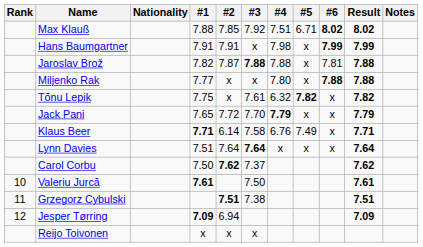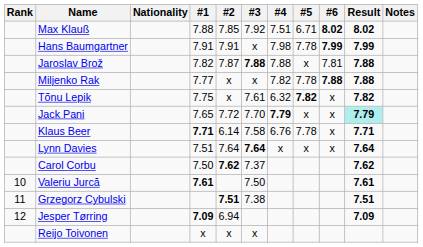(306, 47) x -> (306, 47) 7.78
(280, 81) 7.80 -> (280, 81) 7.82
(306, 81) x -> (306, 81) 7.78
(364, 115) no background -> (364, 115) paleturquoise background
(306, 132) 7.49 -> (306, 132) 7.78
